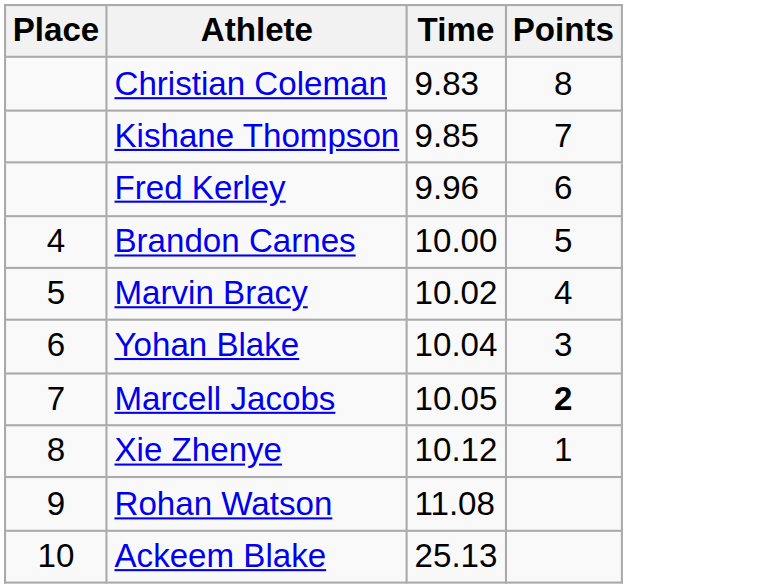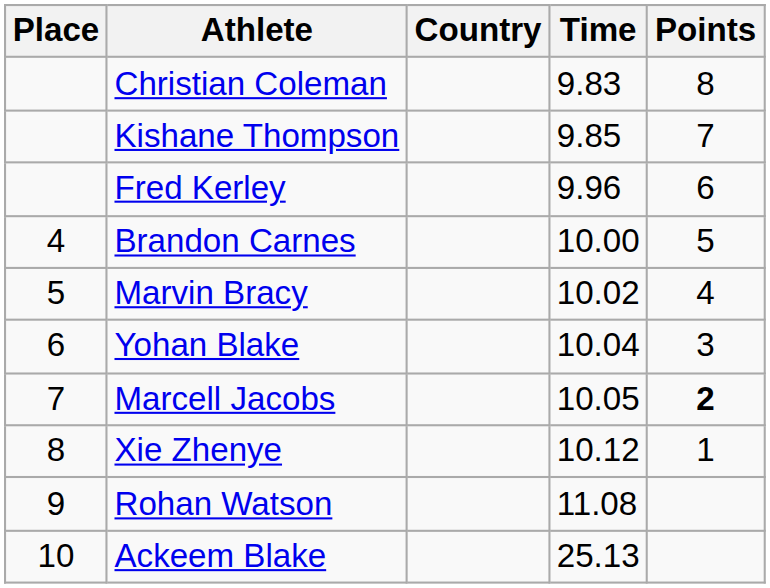+ column: (478, 30)
